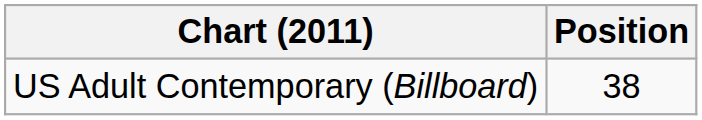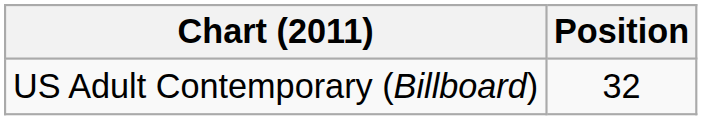(622, 85) 38 -> (622, 85) 32
